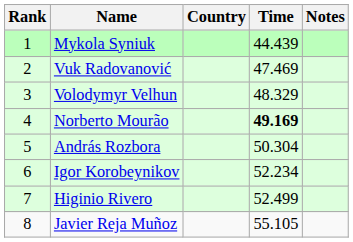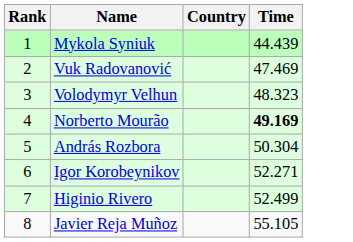- column: (325, 17)
(276, 95) 48.329 -> (276, 95) 48.323
(276, 172) 52.234 -> (276, 172) 52.271
